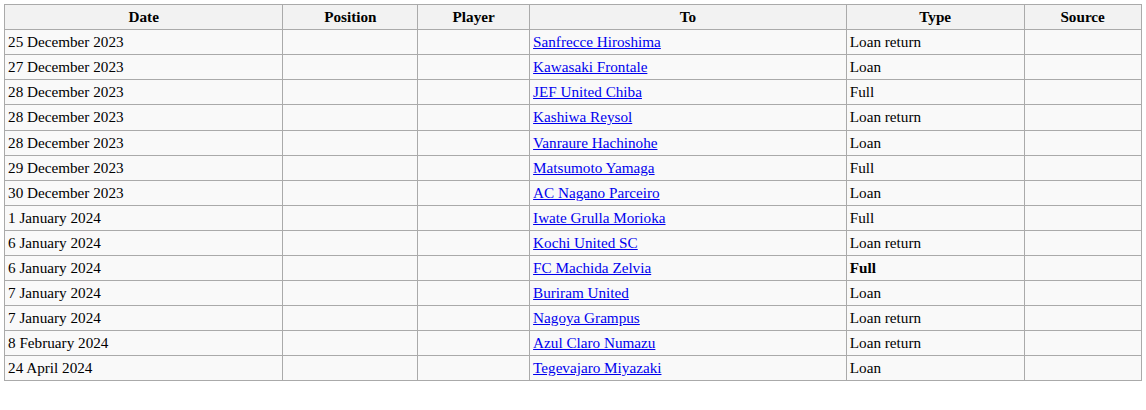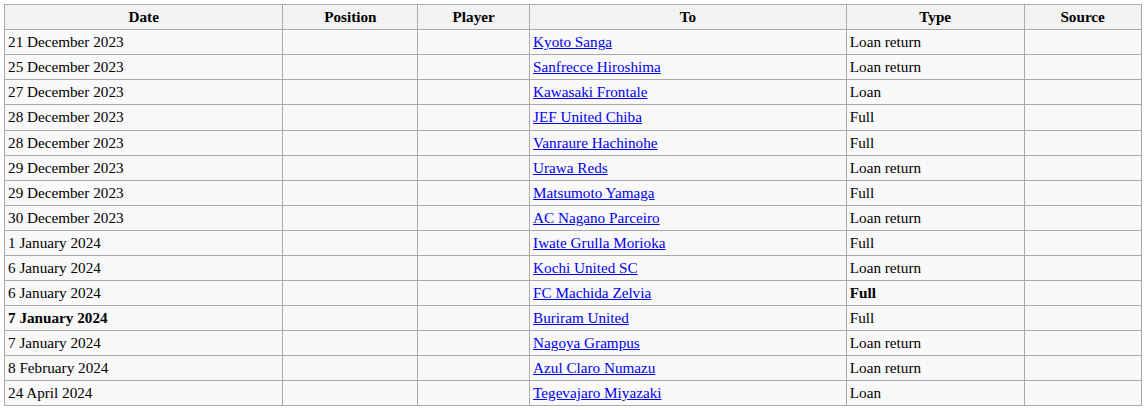+ row: (573, 42)
- row: (583, 117)
(865, 142) Loan -> (862, 142) Full
+ row: (570, 167)
(865, 192) Loan -> (885, 217) Loan return
(54, 292) normal -> (58, 317) bold
(865, 292) Loan -> (862, 317) Full
